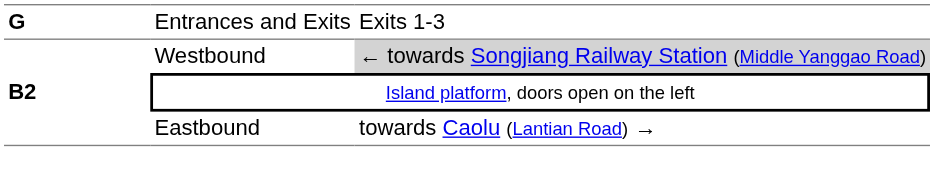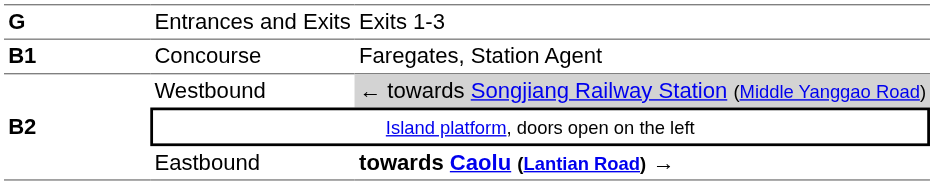+ row: (208, 56)
(508, 128) normal -> (517, 162) bold
